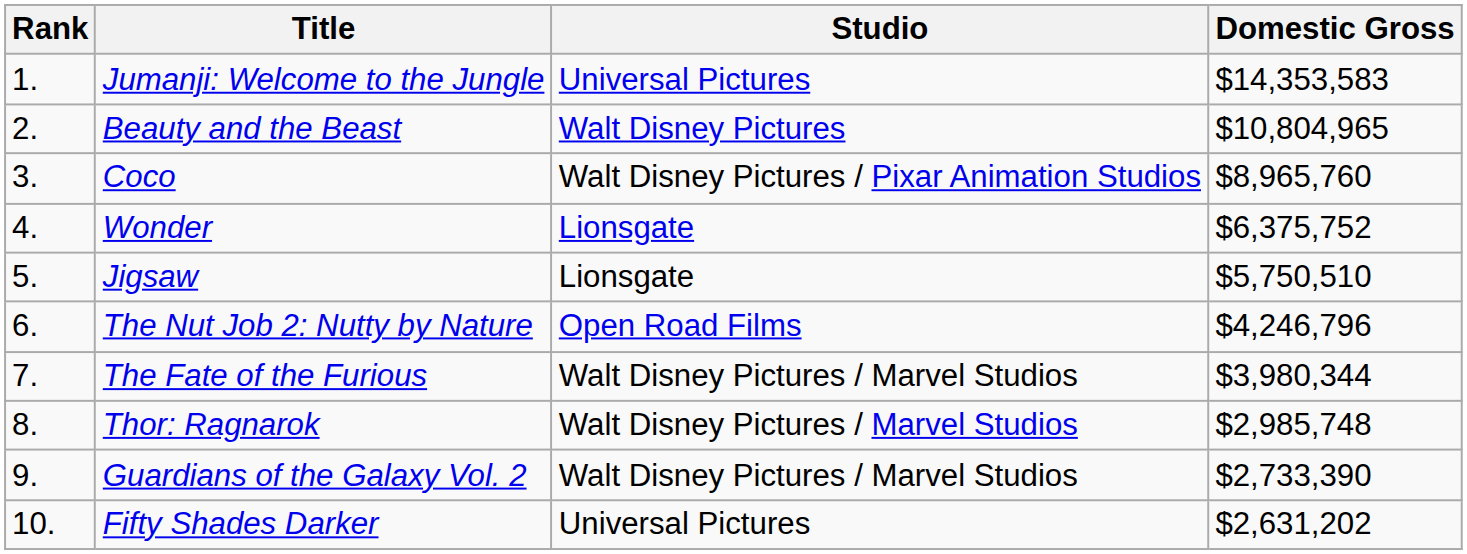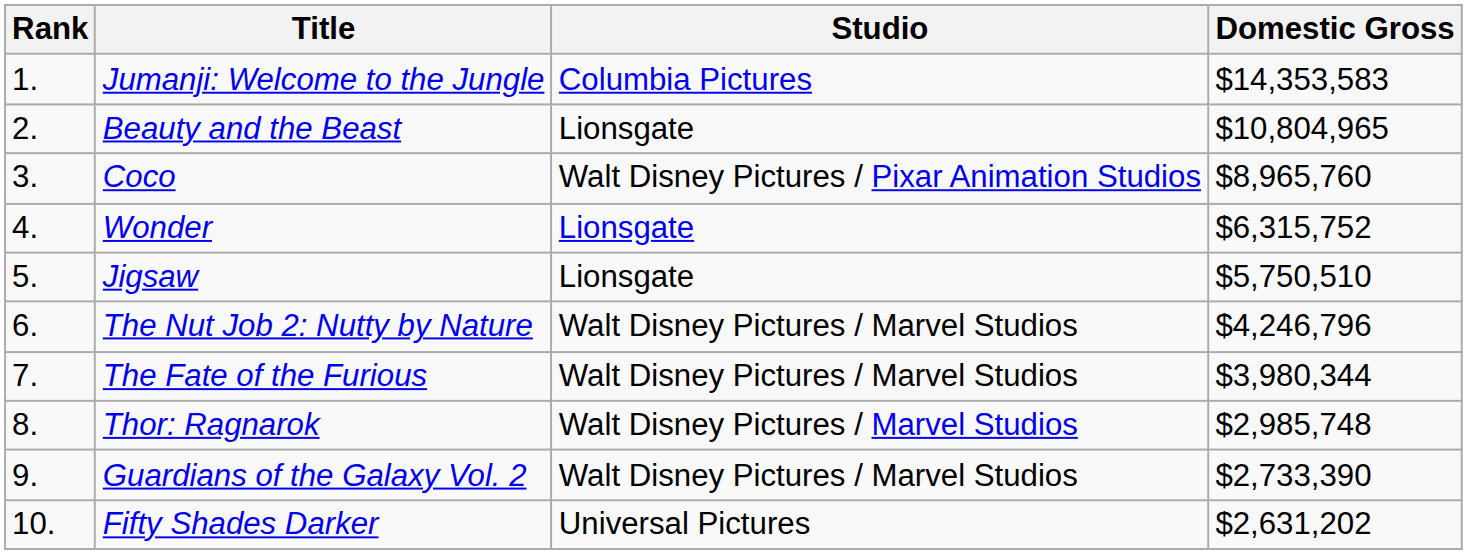(685, 78) Universal Pictures -> (685, 78) Columbia Pictures
(702, 128) Walt Disney Pictures -> (626, 128) Lionsgate
(1293, 227) $6,375,752 -> (1293, 227) $6,315,752
(680, 326) Open Road Films -> (818, 326) Walt Disney Pictures / Marvel Studios
